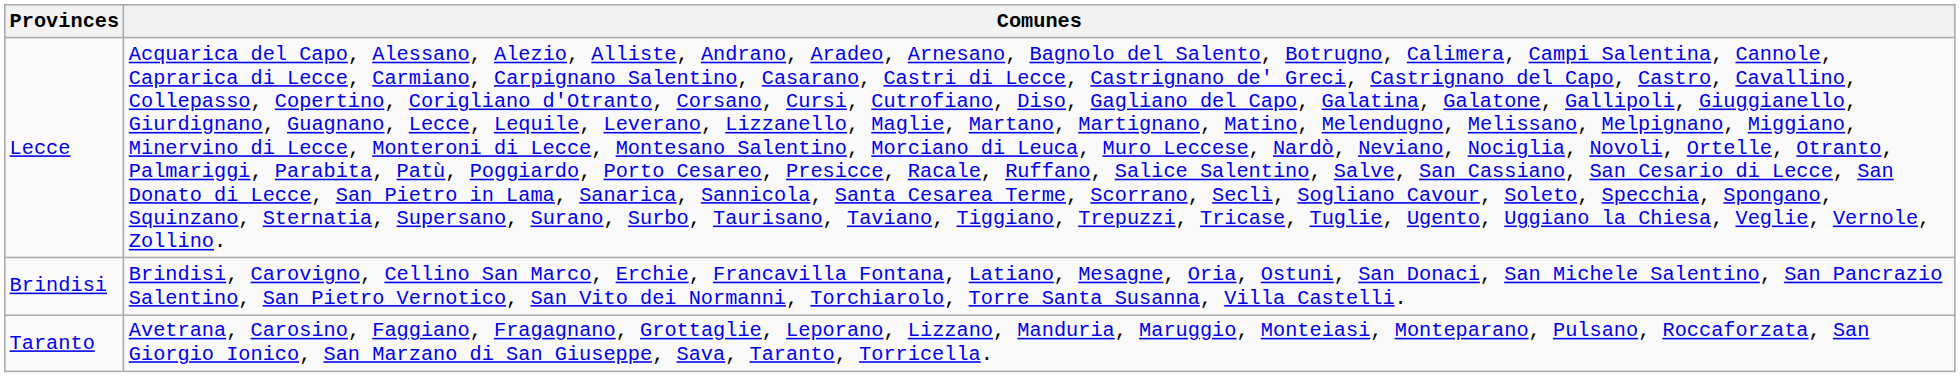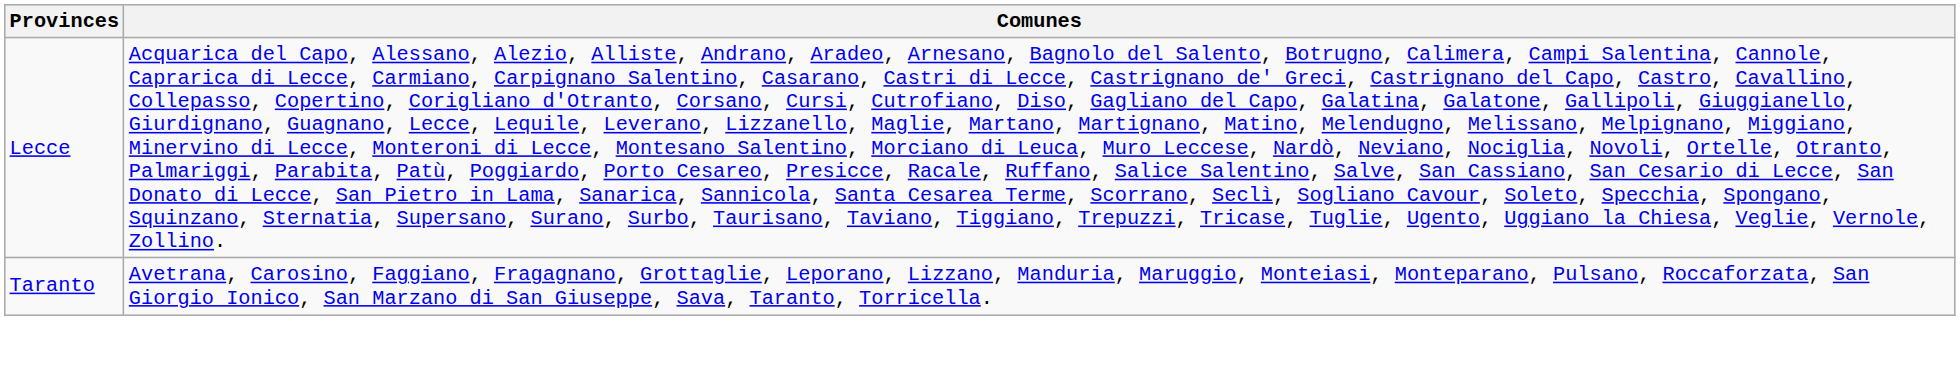- row: (58, 286)
